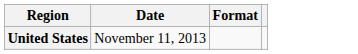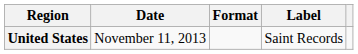+ column: (304, 15)
